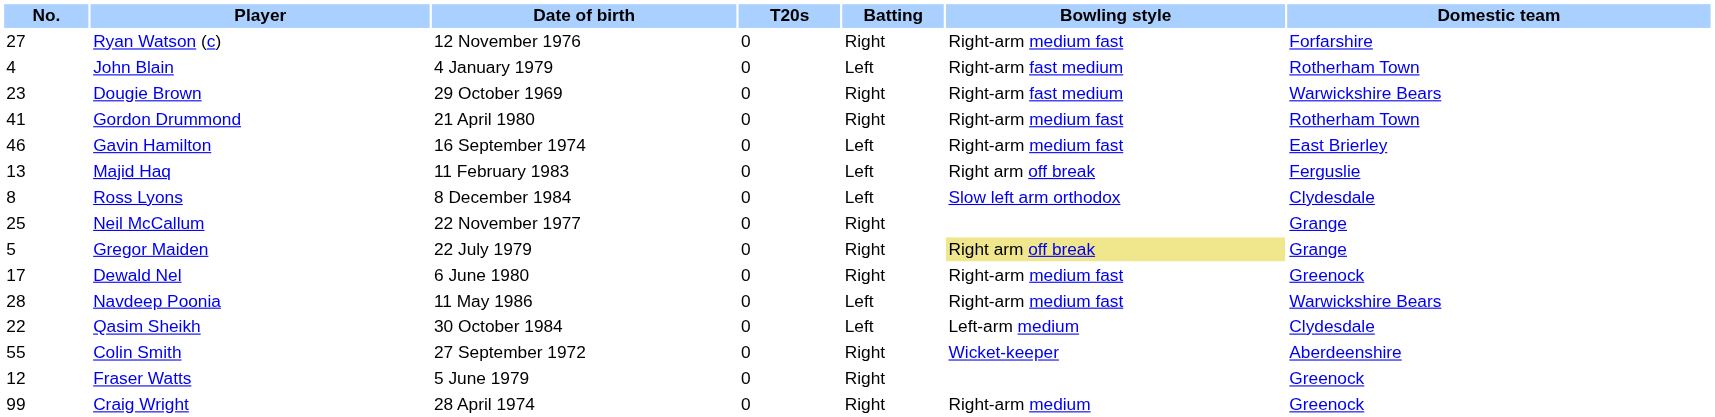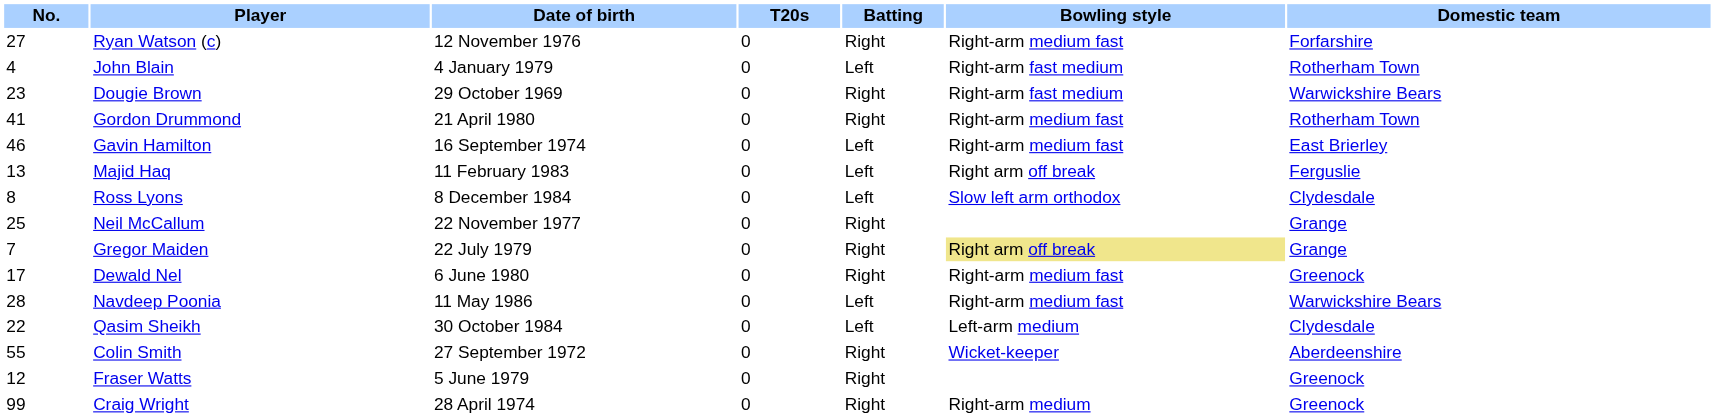(11, 249) 5 -> (11, 249) 7
